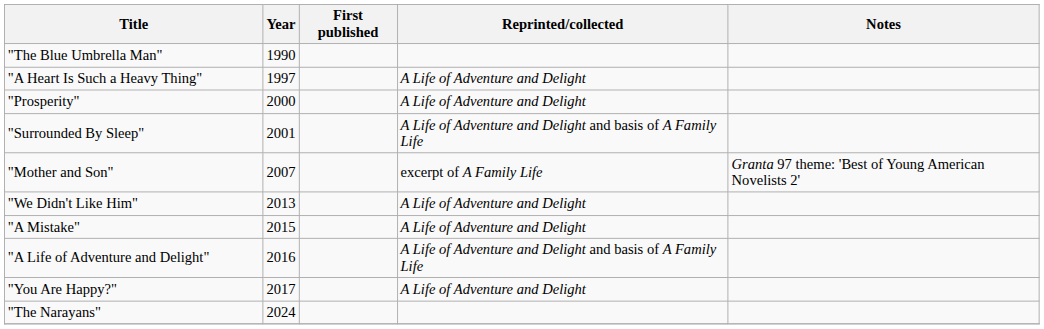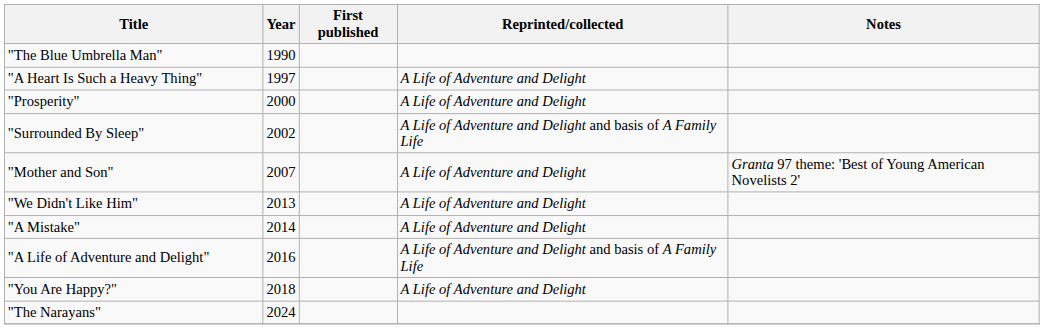(281, 132) 2001 -> (281, 132) 2002
(472, 172) excerpt of A Family Life -> (493, 172) A Life of Adventure and Delight
(281, 226) 2015 -> (281, 226) 2014
(281, 289) 2017 -> (281, 289) 2018
